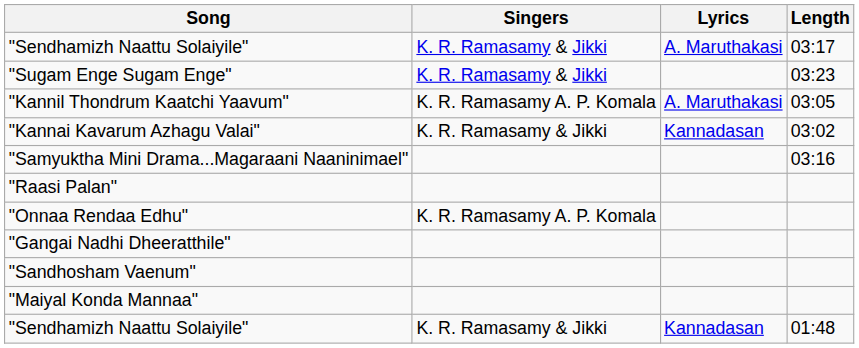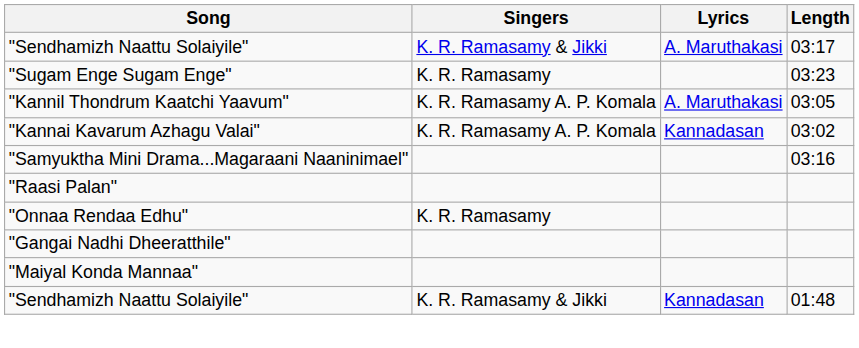(512, 74) K. R. Ramasamy & Jikki -> (483, 74) K. R. Ramasamy
(512, 131) K. R. Ramasamy & Jikki -> (536, 131) K. R. Ramasamy A. P. Komala
(536, 215) K. R. Ramasamy A. P. Komala -> (483, 215) K. R. Ramasamy
- row: (102, 272)
